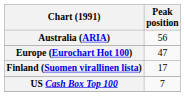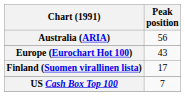(162, 53) 47 -> (162, 53) 43
